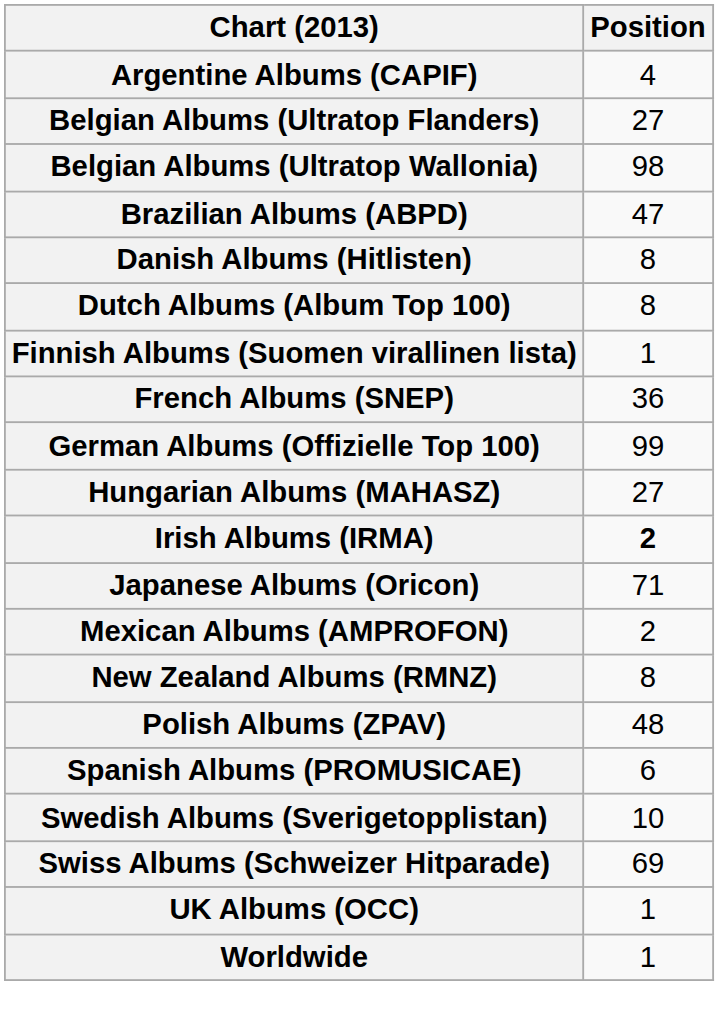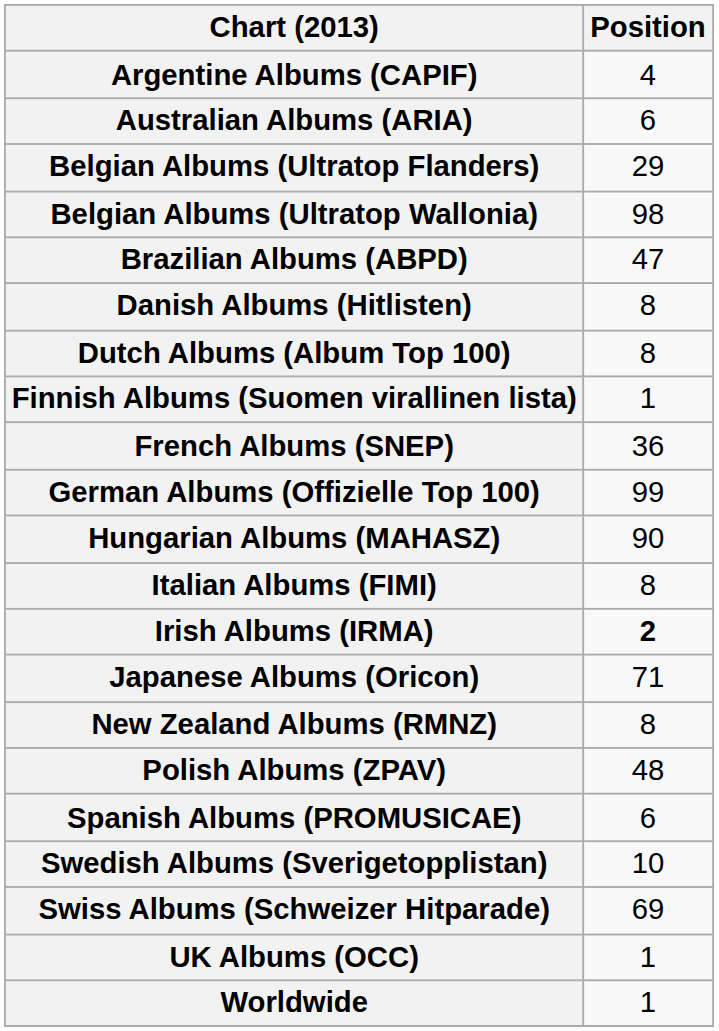+ row: (294, 120)
(648, 120) 27 -> (648, 167) 29
(648, 492) 27 -> (648, 538) 90
+ row: (294, 584)
- row: (294, 631)
